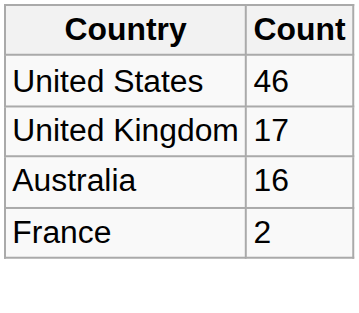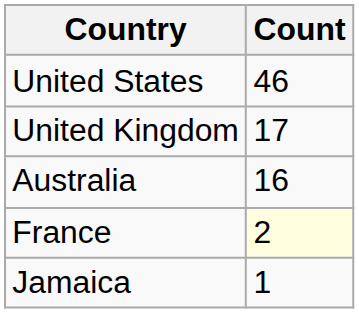(262, 231) no background -> (262, 231) lightyellow background
+ row: (72, 282)
